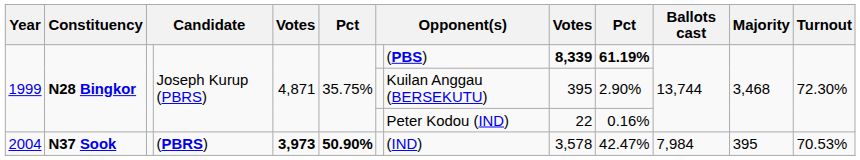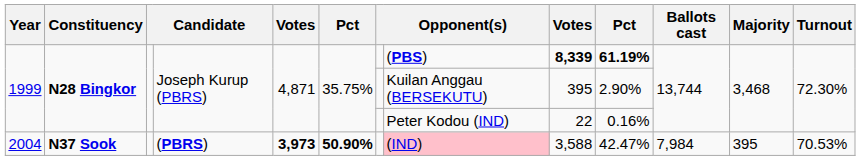(404, 144) no background -> (404, 144) pink background
(574, 144) 3,578 -> (574, 144) 3,588
